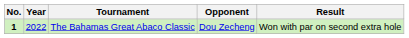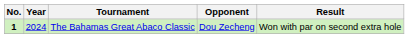(36, 27) 2022 -> (36, 27) 2024
